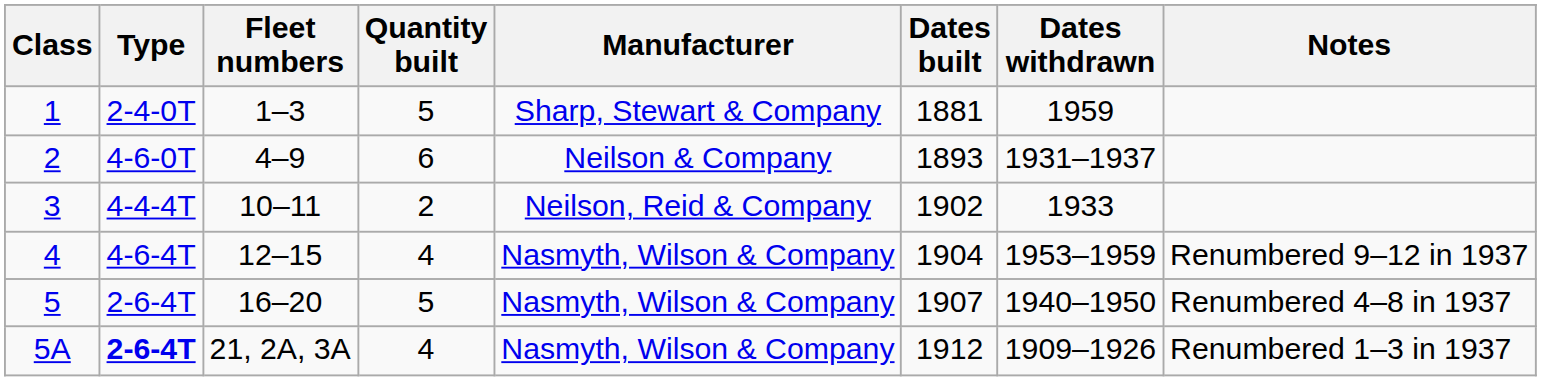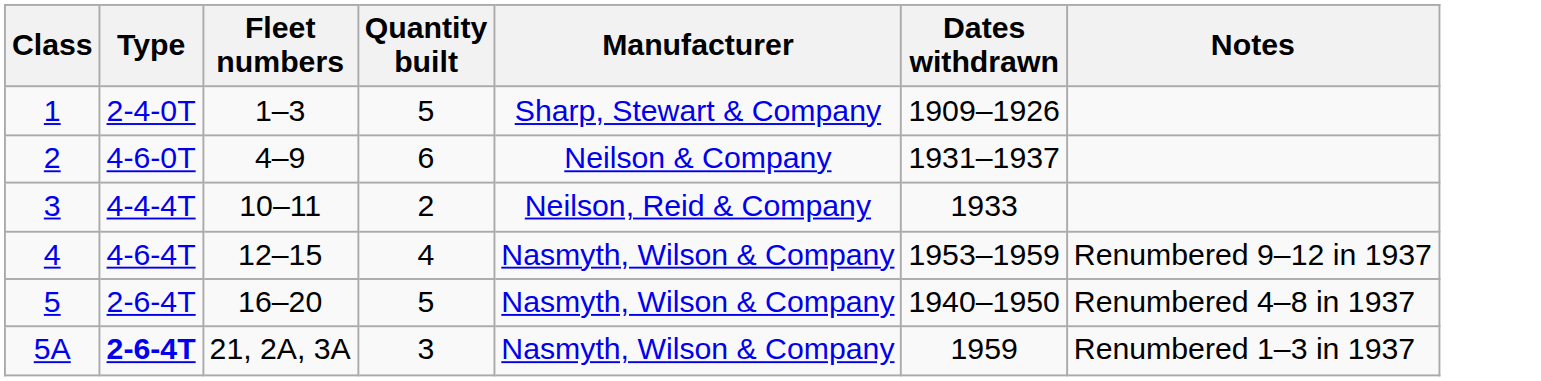- column: (950, 45)
(1080, 110) 1959 -> (984, 110) 1909–1926
(426, 350) 4 -> (426, 350) 3
(1080, 350) 1909–1926 -> (984, 350) 1959
